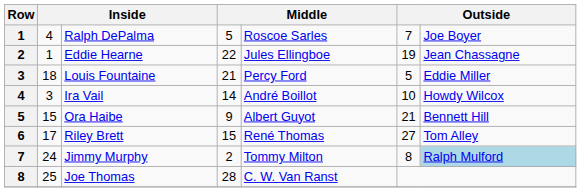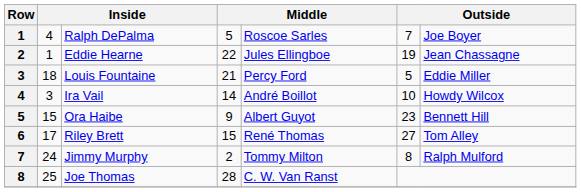(409, 116) 21 -> (409, 116) 23
(463, 157) lightblue background -> (463, 157) no background
